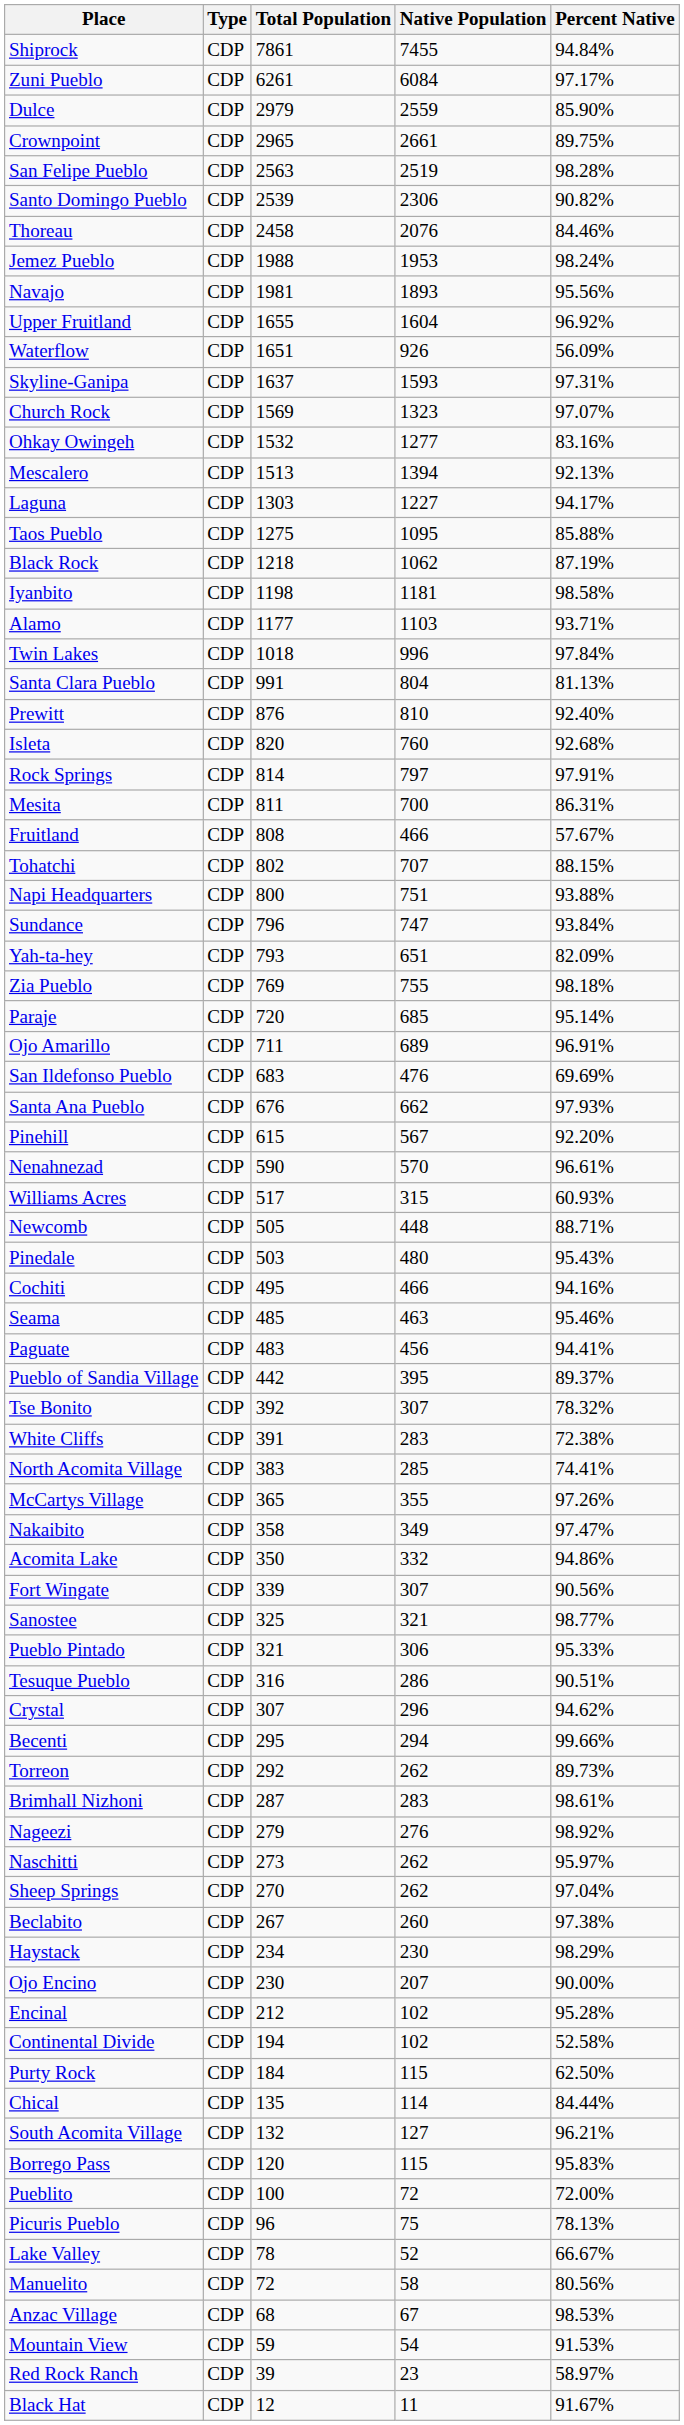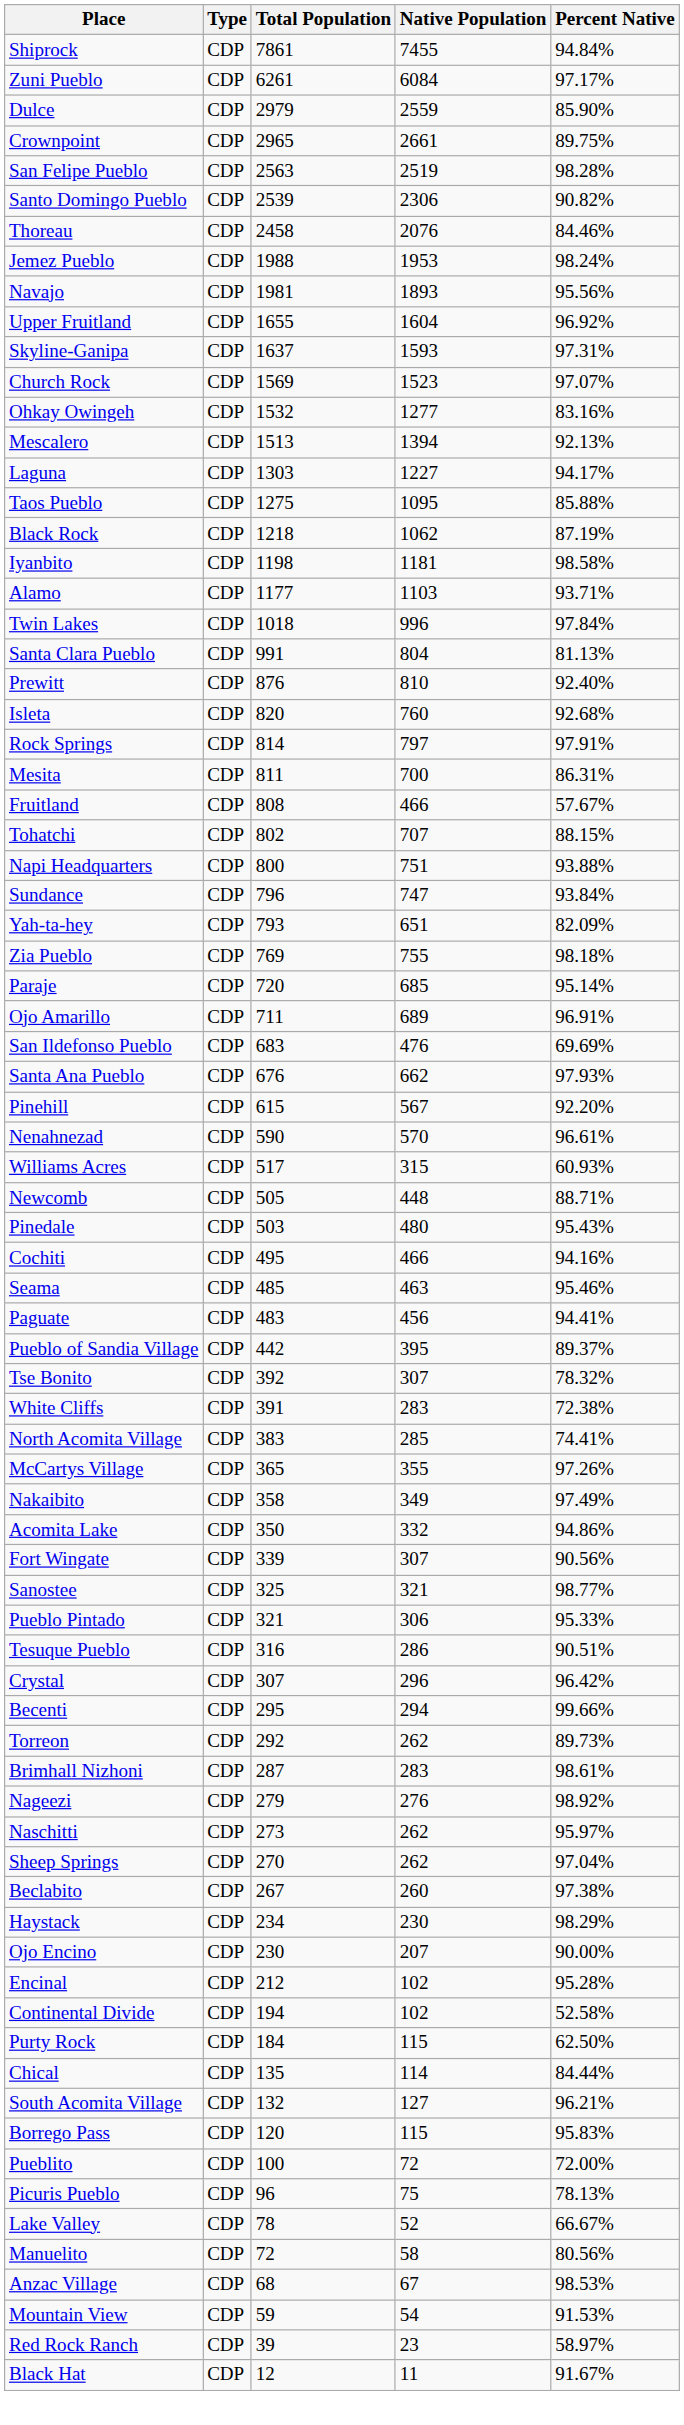- row: (49, 351)
(419, 412) 1323 -> (419, 381) 1523
(584, 1529) 97.47% -> (584, 1499) 97.49%
(584, 1710) 94.62% -> (584, 1680) 96.42%
